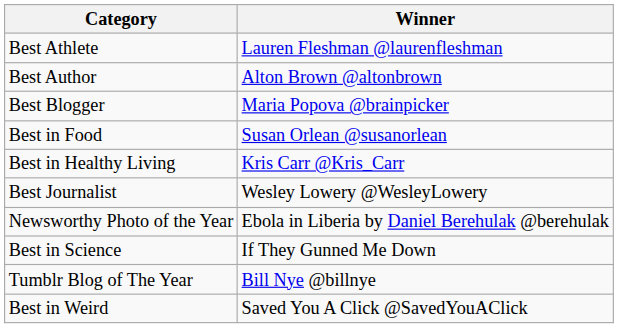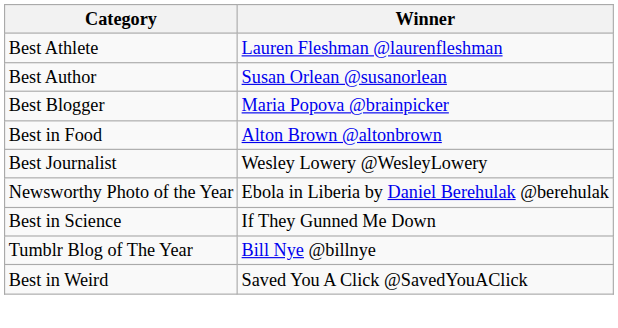(342, 76) Alton Brown @altonbrown -> (344, 76) Susan Orlean @susanorlean
(344, 134) Susan Orlean @susanorlean -> (342, 134) Alton Brown @altonbrown
- row: (92, 163)
